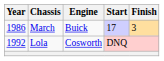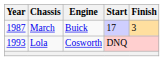(16, 28) 1986 -> (16, 28) 1987
(16, 44) 1992 -> (16, 44) 1993
